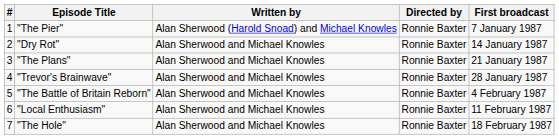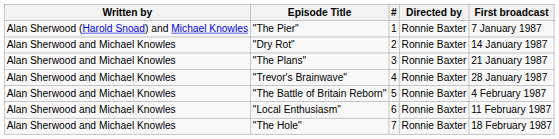columns swapped: (10, 12) <-> (276, 12)
